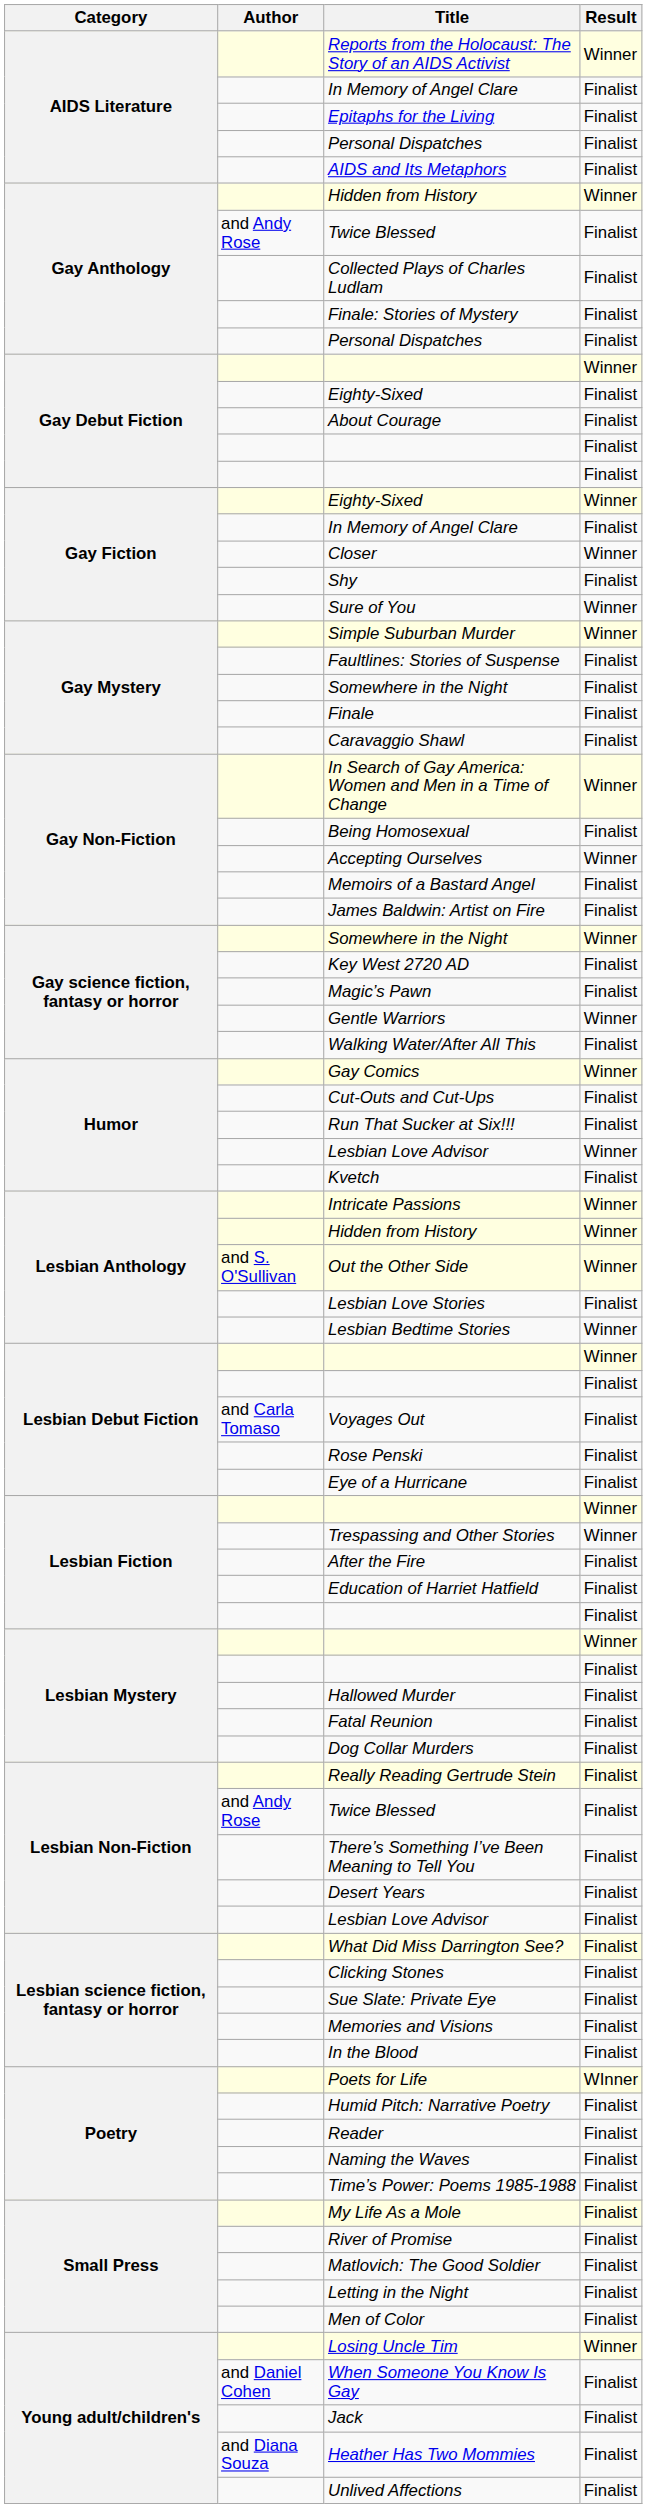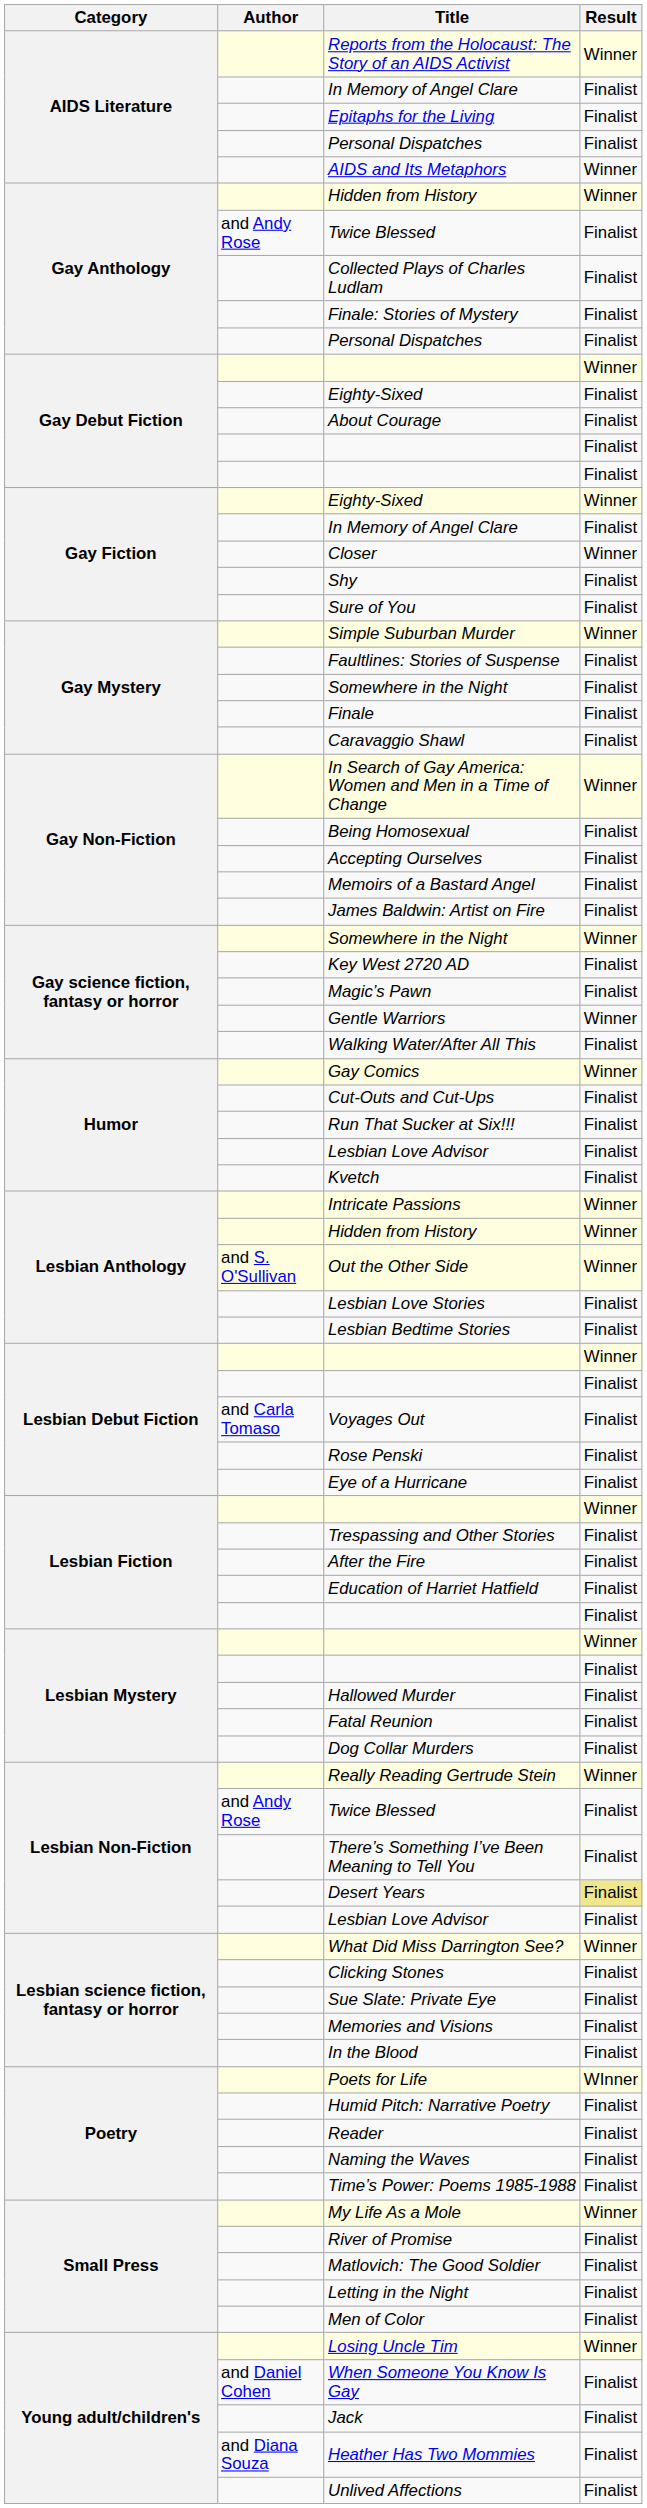(610, 169) Finalist -> (610, 169) Winner
(610, 607) Winner -> (610, 607) Finalist
(610, 858) Winner -> (610, 858) Finalist
(610, 1151) Winner -> (610, 1151) Finalist
(610, 1330) Winner -> (610, 1330) Finalist
(610, 1535) Winner -> (610, 1535) Finalist
(610, 1775) Finalist -> (610, 1775) Winner
(610, 1893) no background -> (610, 1893) khaki background
(610, 1946) Finalist -> (610, 1946) Winner
(610, 2212) Finalist -> (610, 2212) Winner
